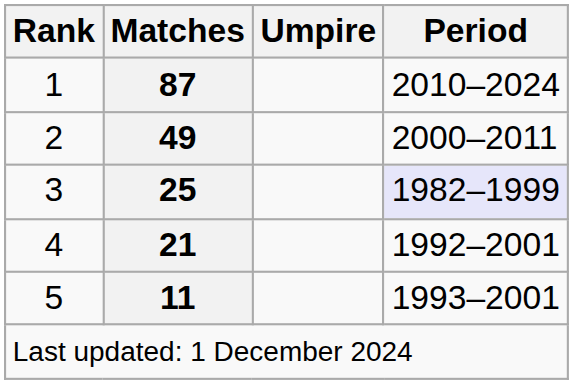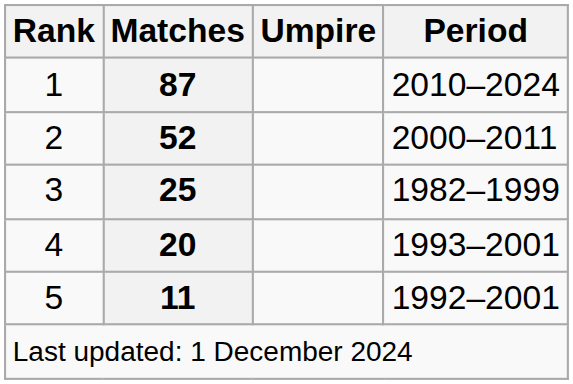(178, 137) 49 -> (178, 137) 52
(476, 191) lavender background -> (476, 191) no background
(178, 244) 21 -> (178, 244) 20
(476, 244) 1992–2001 -> (476, 244) 1993–2001
(476, 297) 1993–2001 -> (476, 297) 1992–2001
